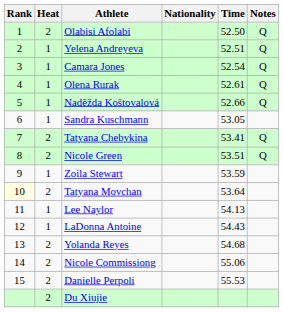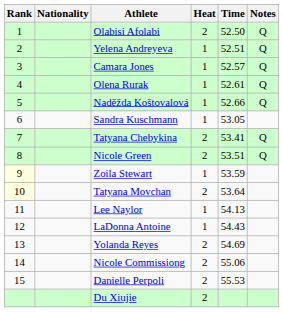columns swapped: (48, 13) <-> (190, 13)
(233, 66) 52.54 -> (233, 66) 52.57
(19, 173) no background -> (19, 173) lightyellow background
(233, 244) 54.68 -> (233, 244) 54.69
